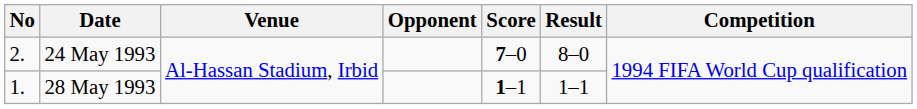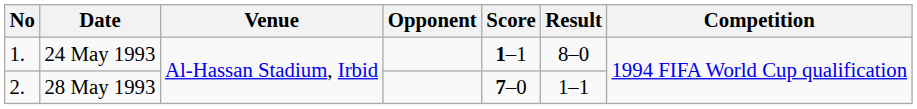(17, 53) 2. -> (17, 53) 1.
(511, 53) 7–0 -> (511, 53) 1–1
(17, 86) 1. -> (17, 86) 2.
(511, 86) 1–1 -> (511, 86) 7–0
